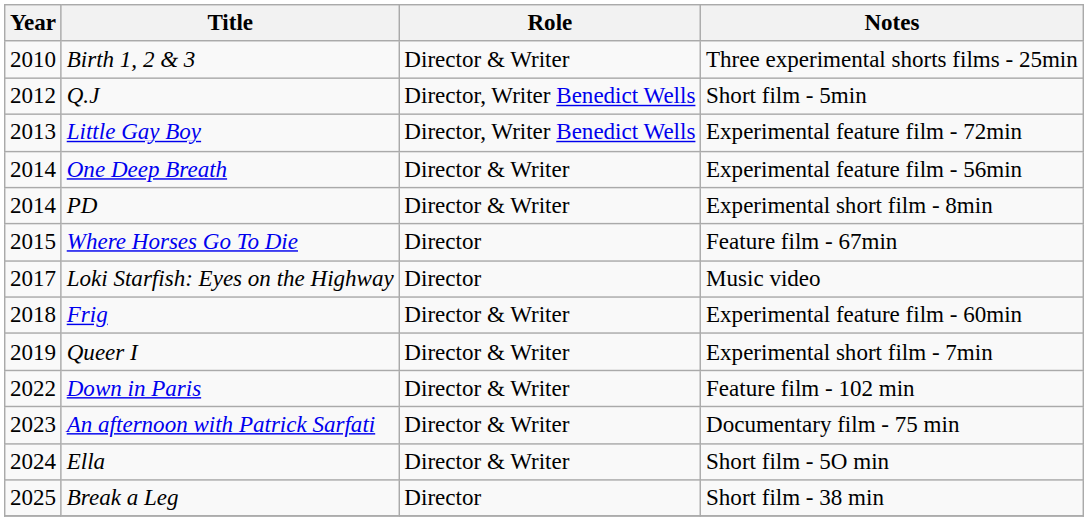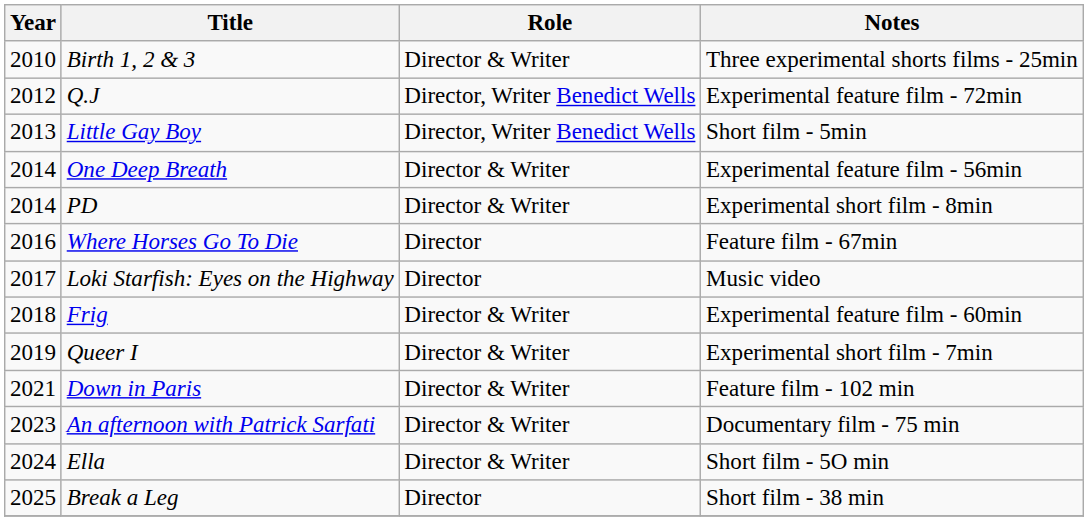(786, 95) Short film - 5min -> (864, 95) Experimental feature film - 72min
(864, 132) Experimental feature film - 72min -> (786, 132) Short film - 5min
(33, 242) 2015 -> (33, 242) 2016
(33, 388) 2022 -> (33, 388) 2021
